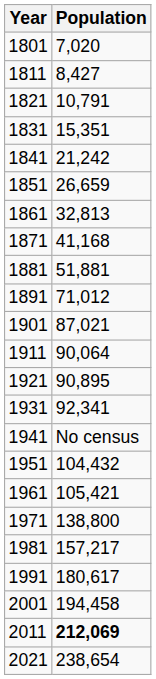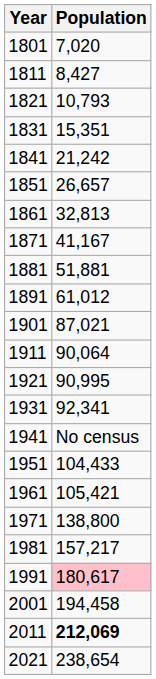(83, 102) 10,791 -> (83, 102) 10,793
(83, 185) 26,659 -> (83, 185) 26,657
(83, 241) 41,168 -> (83, 241) 41,167
(83, 297) 71,012 -> (83, 297) 61,012
(83, 381) 90,895 -> (83, 381) 90,995
(88, 465) 104,432 -> (88, 465) 104,433
(88, 576) no background -> (88, 576) pink background
